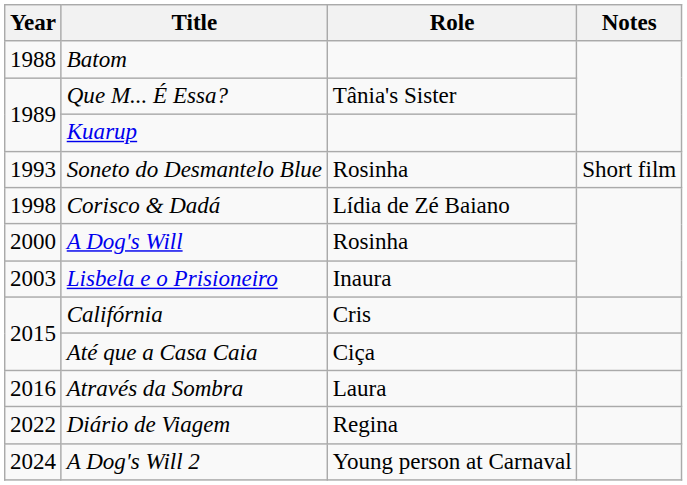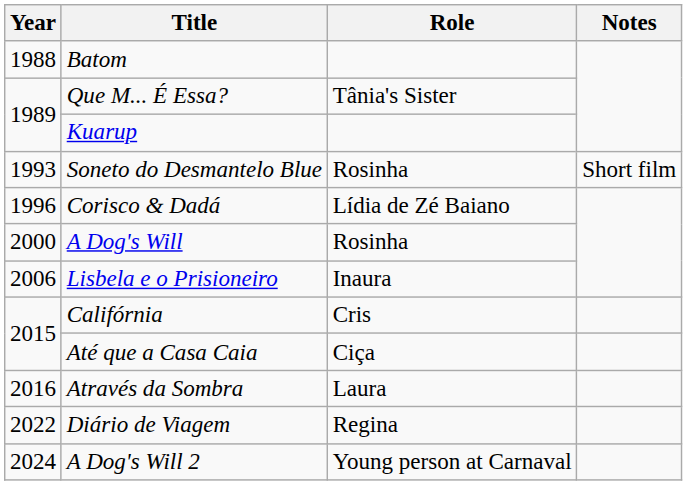(33, 205) 1998 -> (33, 205) 1996
(33, 278) 2003 -> (33, 278) 2006
